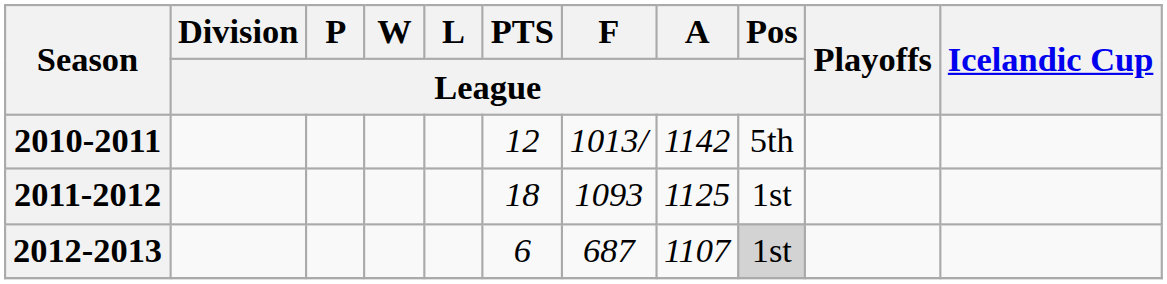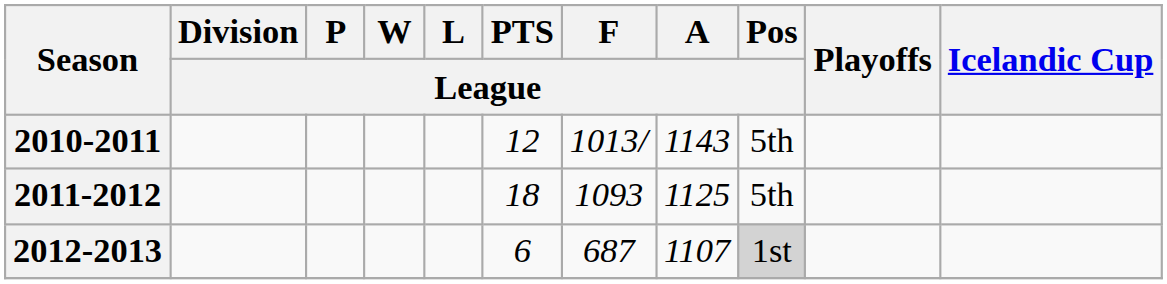(697, 140) 1142 -> (697, 140) 1143
(772, 195) 1st -> (772, 195) 5th
